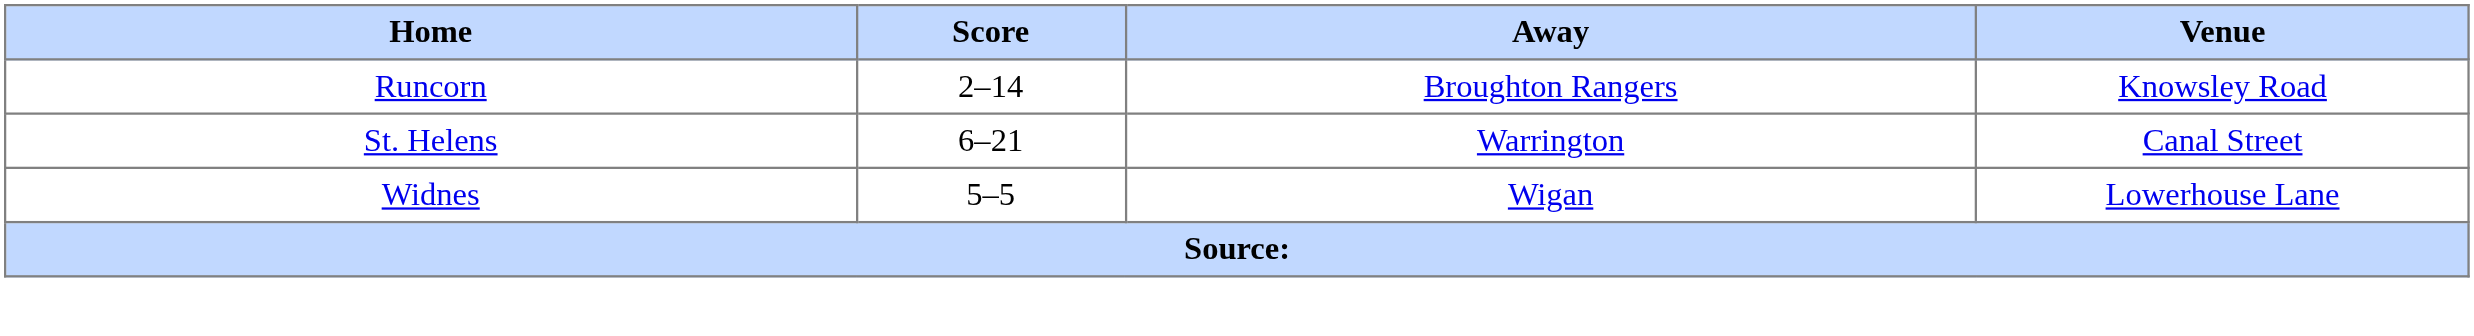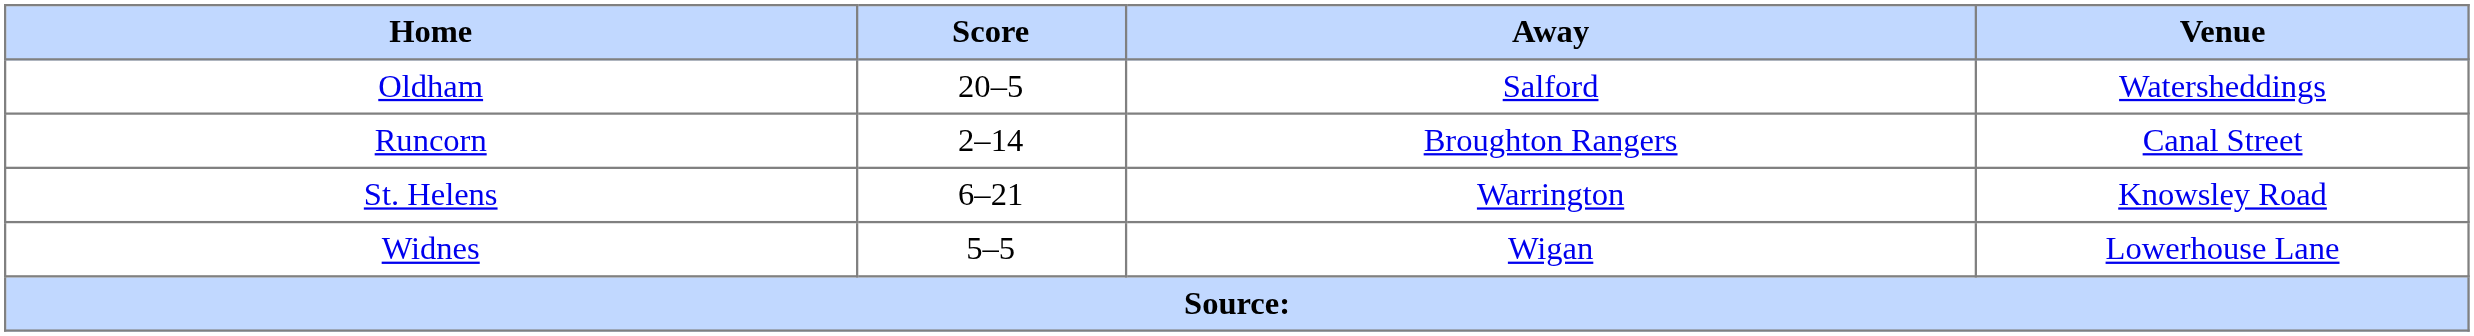+ row: (431, 85)
(2223, 85) Knowsley Road -> (2223, 140) Canal Street
(2223, 140) Canal Street -> (2223, 194) Knowsley Road
